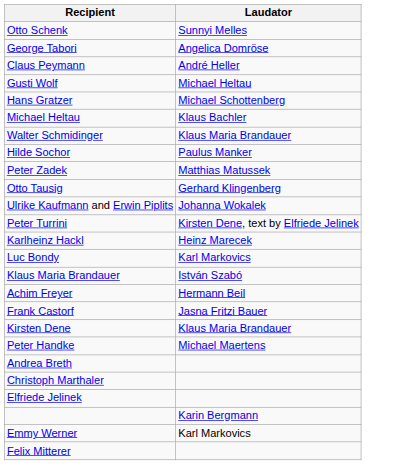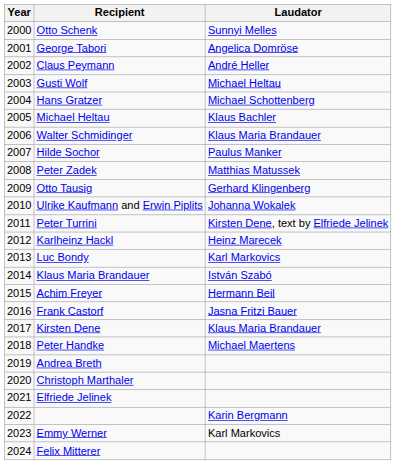+ column: (19, 13)
